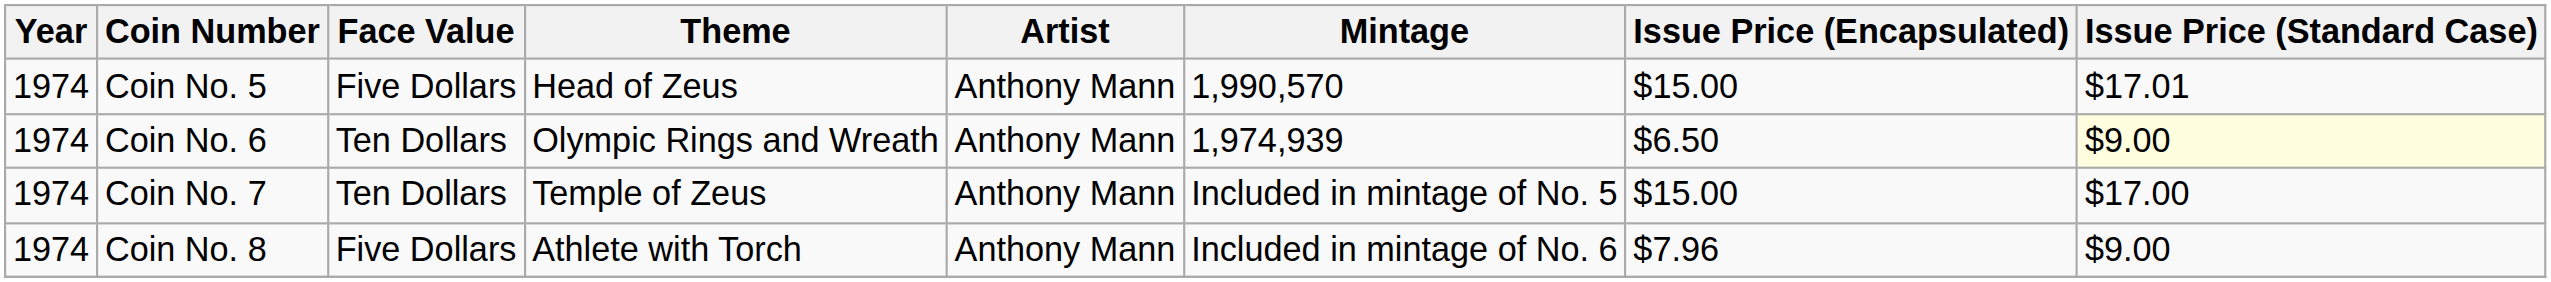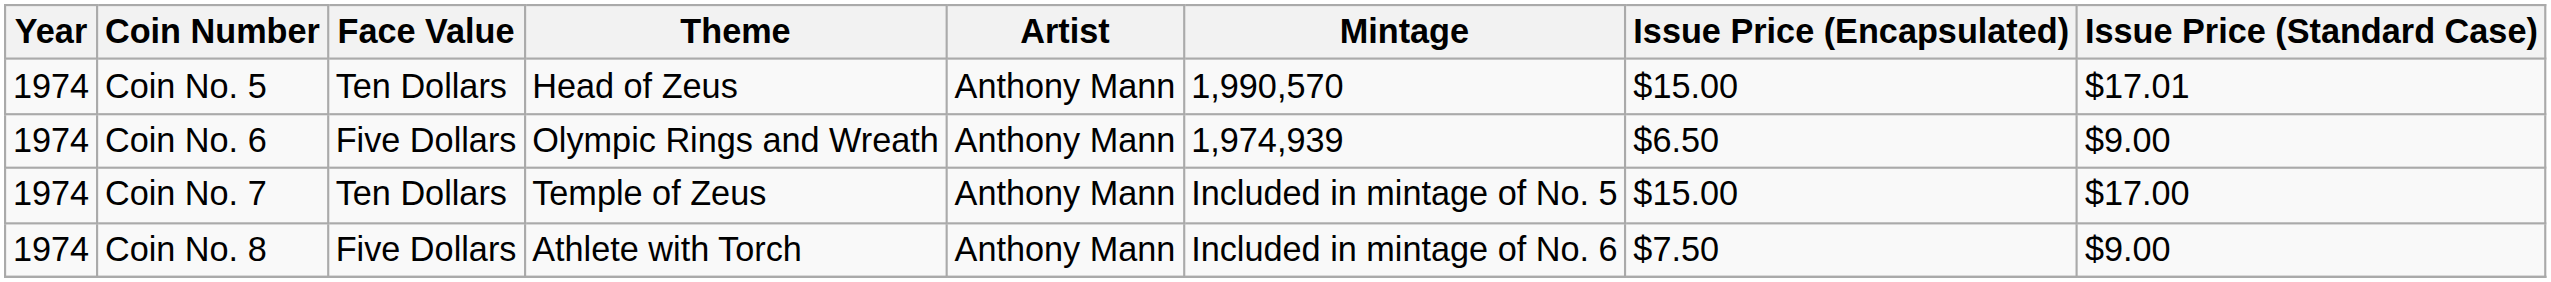(426, 85) Five Dollars -> (421, 85) Ten Dollars
(421, 140) Ten Dollars -> (426, 140) Five Dollars
(2128, 140) lightyellow background -> (2128, 140) no background
(1676, 248) $7.96 -> (1676, 248) $7.50
